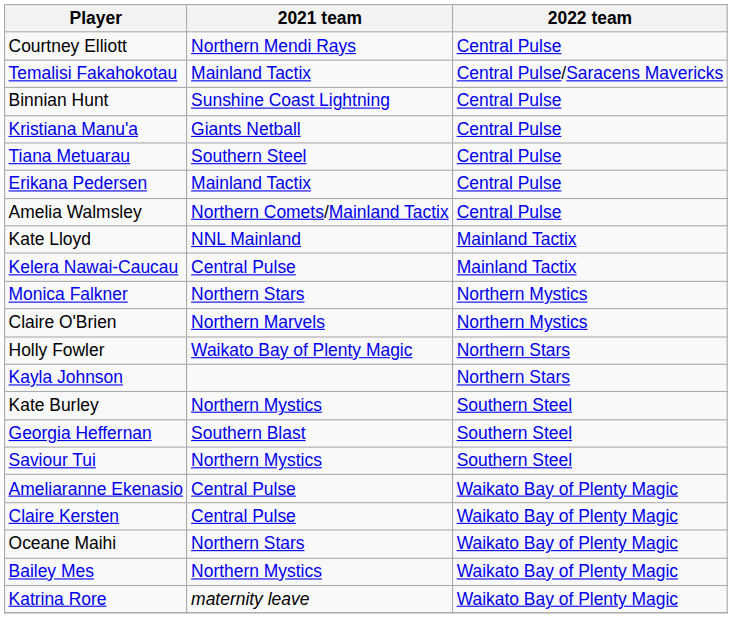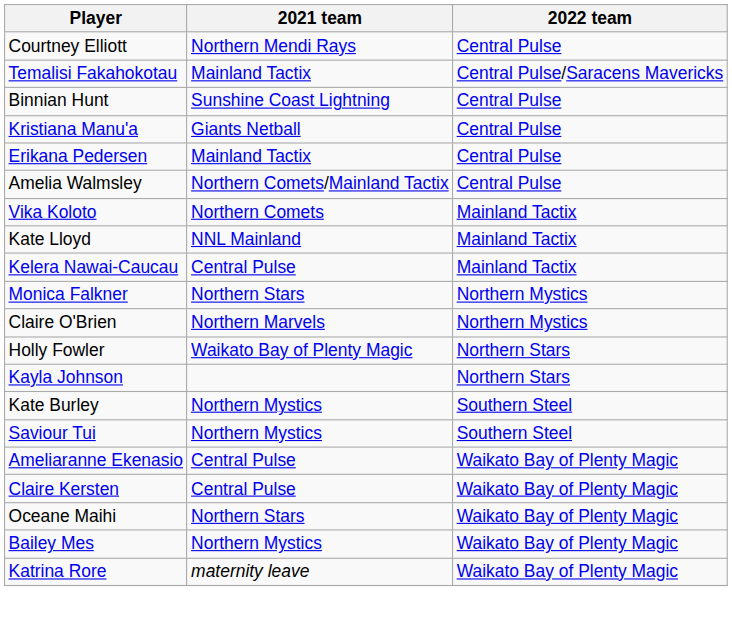- row: (69, 156)
+ row: (53, 211)
- row: (80, 433)
